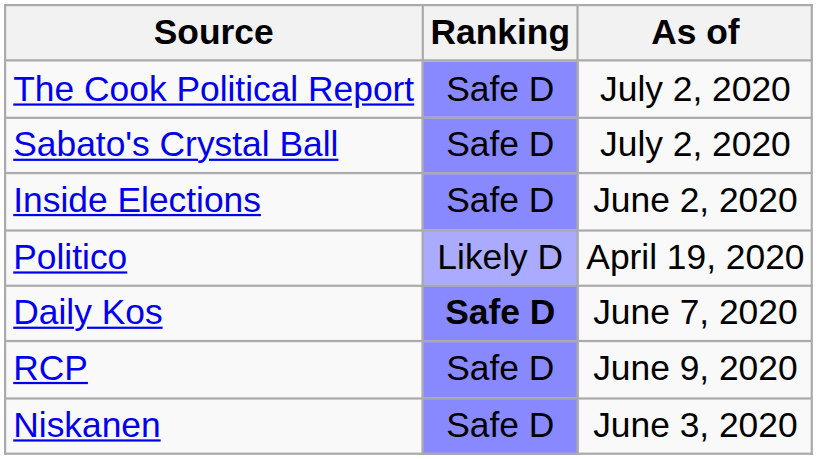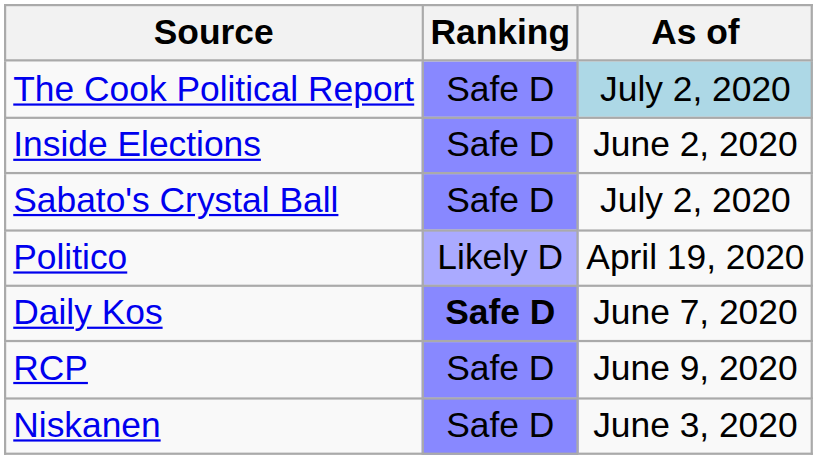(695, 88) no background -> (695, 88) lightblue background
rows swapped: (137, 200) <-> (176, 144)
